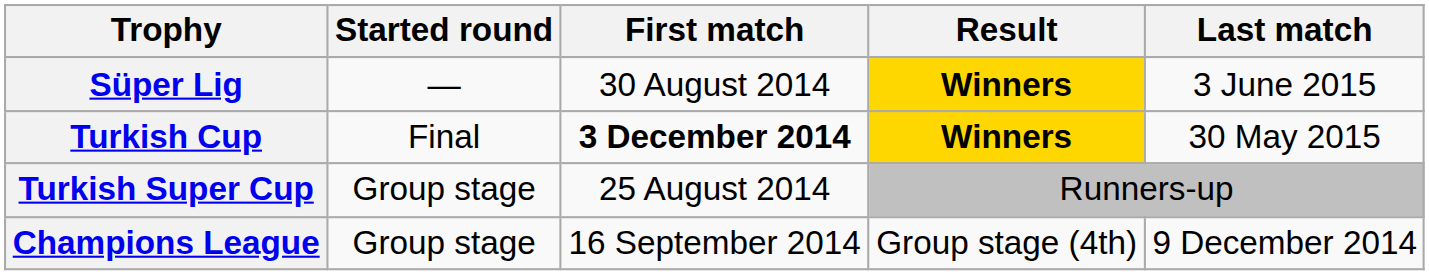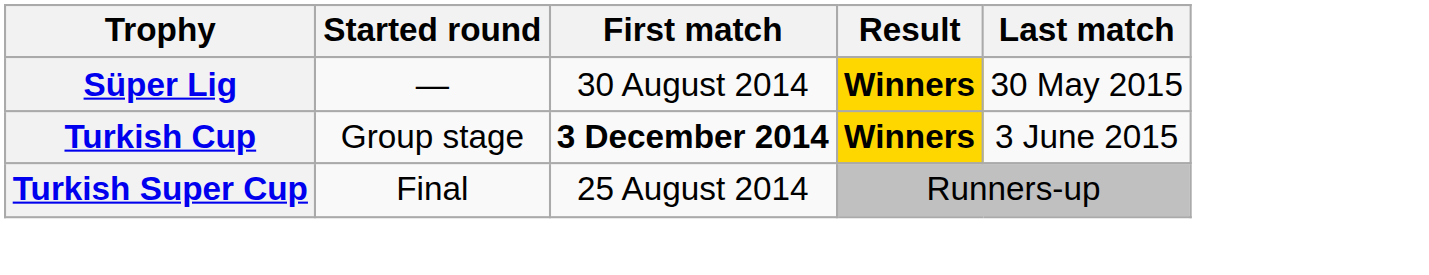(1285, 83) 3 June 2015 -> (1087, 83) 30 May 2015
(444, 136) Final -> (432, 136) Group stage
(1285, 136) 30 May 2015 -> (1087, 136) 3 June 2015
(444, 189) Group stage -> (432, 189) Final
- row: (166, 242)
